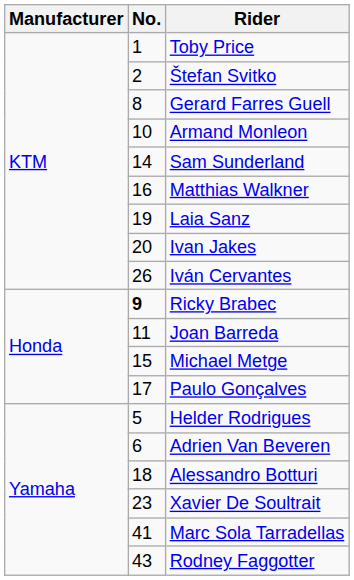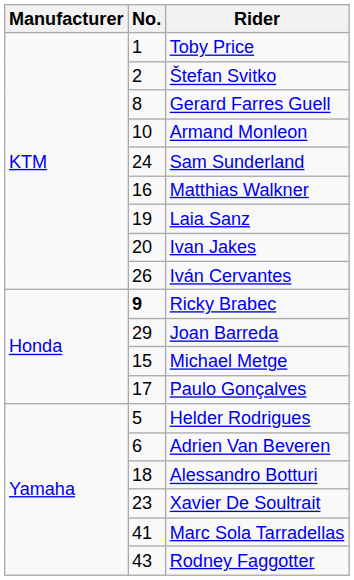(142, 161) 14 -> (142, 161) 24
(141, 332) 11 -> (142, 332) 29
